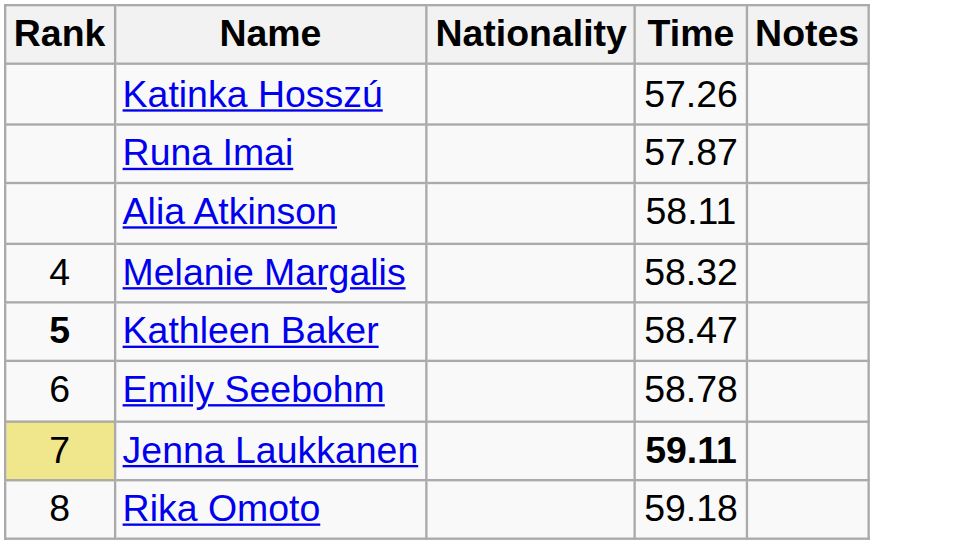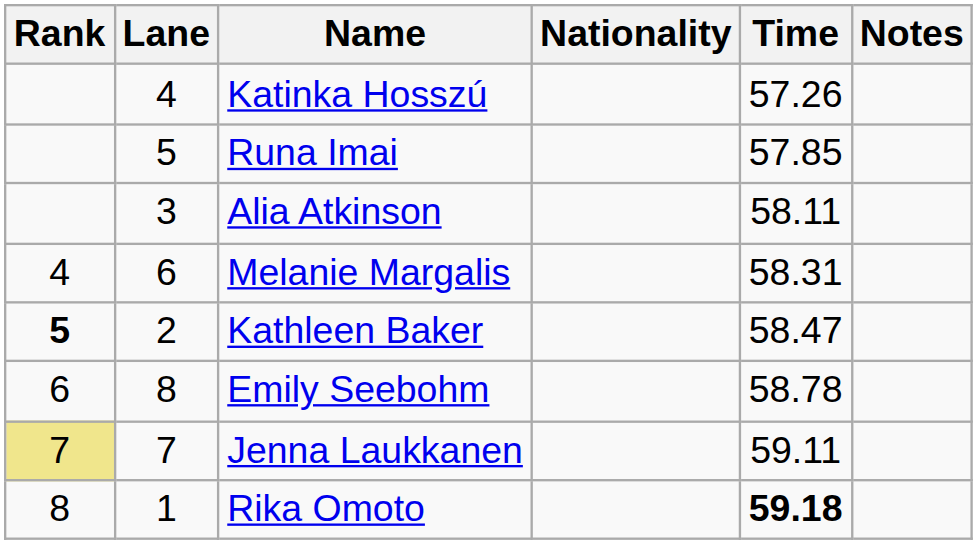+ column: (166, 34)
(691, 152) 57.87 -> (796, 152) 57.85
(691, 271) 58.32 -> (796, 271) 58.31
(691, 449) bold -> (796, 449) normal
(691, 509) normal -> (796, 509) bold
